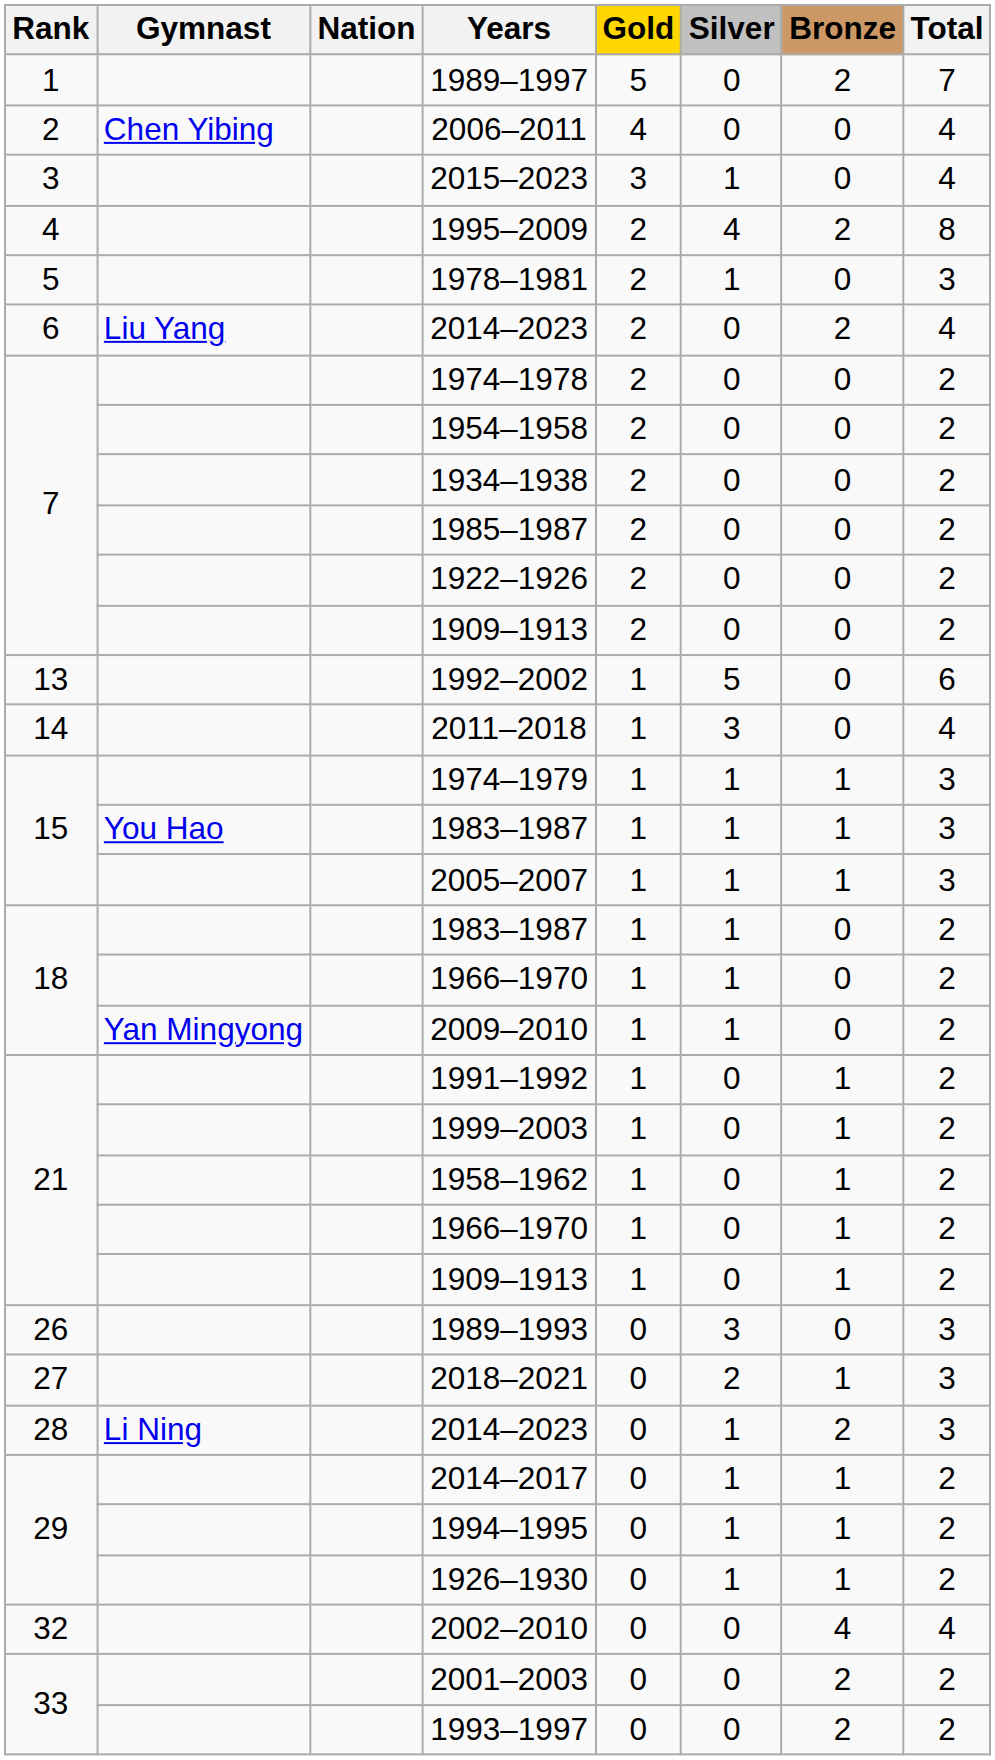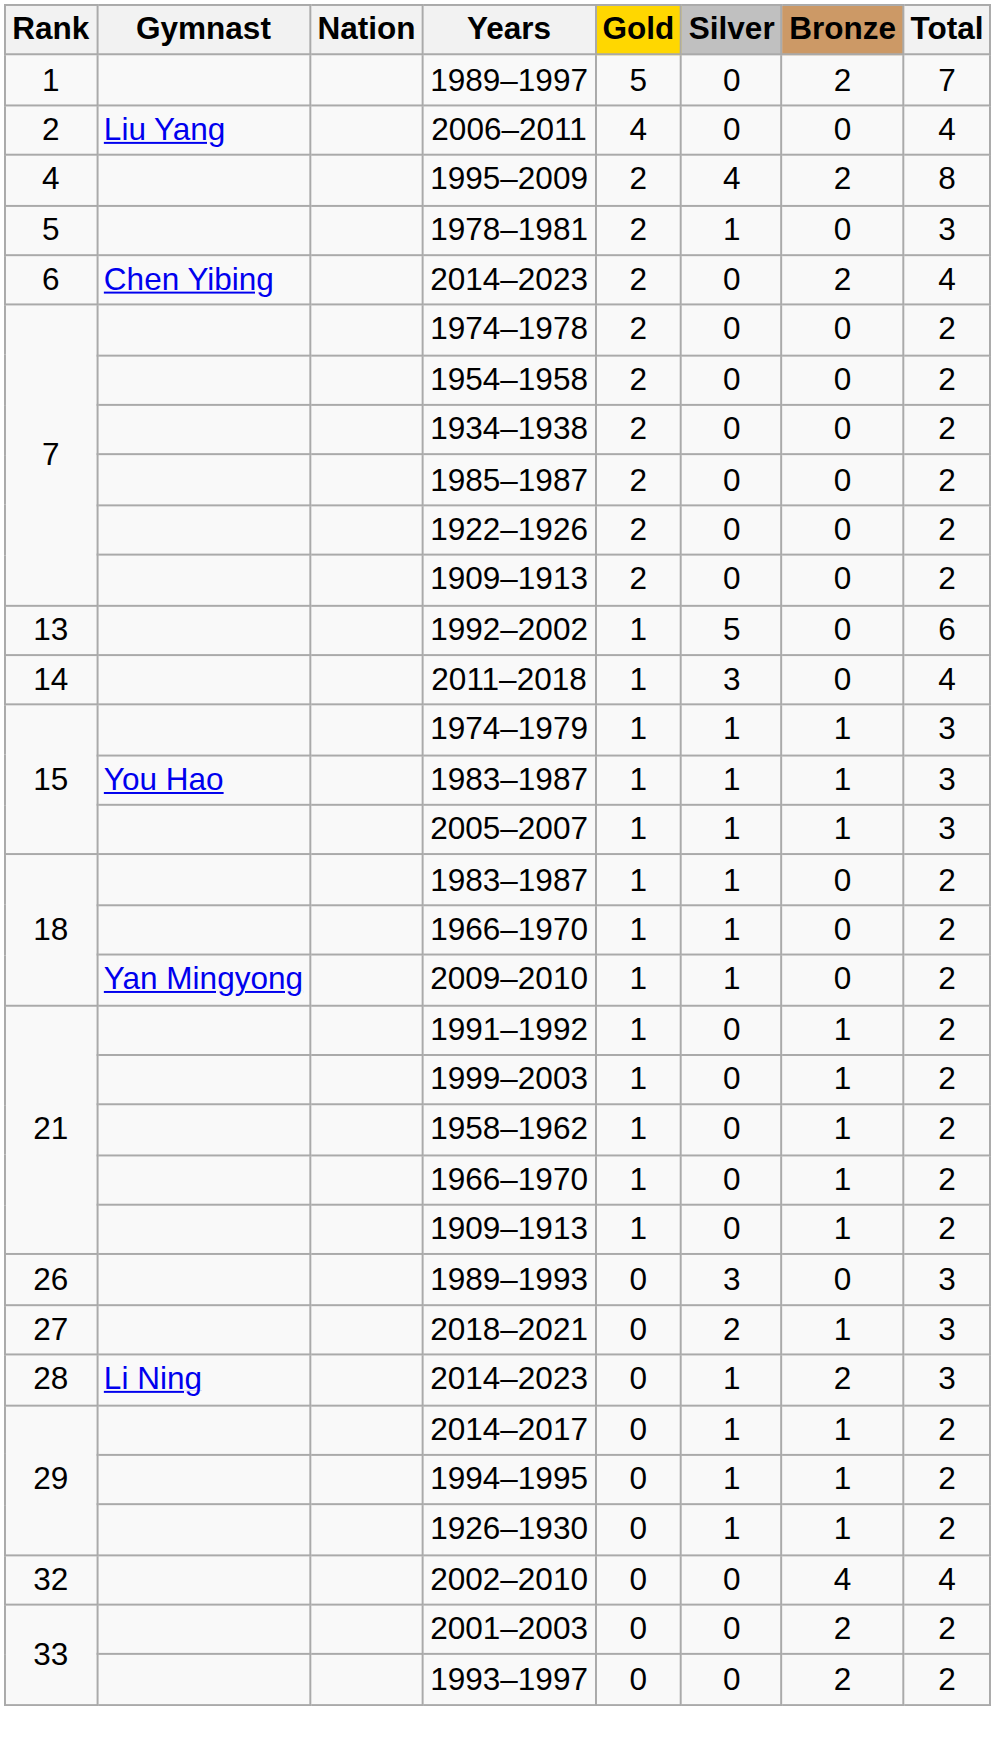(189, 129) Chen Yibing -> (165, 129) Liu Yang
- row: (51, 179)
(165, 329) Liu Yang -> (189, 279) Chen Yibing
